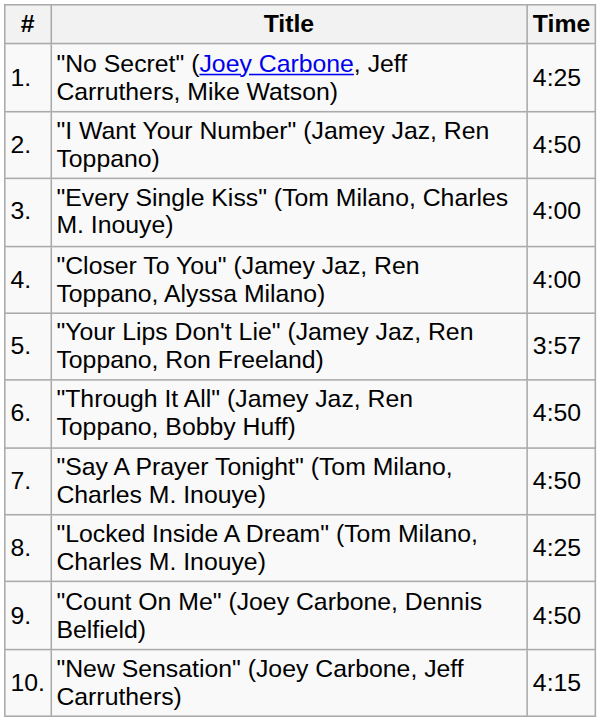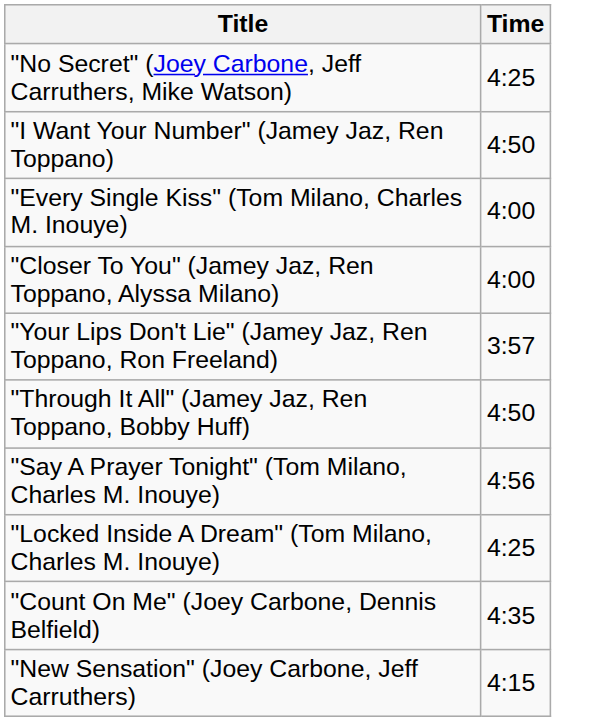- column: (28, 24)
(557, 480) 4:50 -> (511, 480) 4:56
(557, 615) 4:50 -> (511, 615) 4:35
